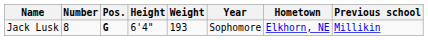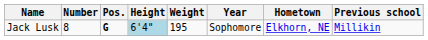(142, 28) no background -> (142, 28) lightblue background
(178, 28) 193 -> (178, 28) 195
